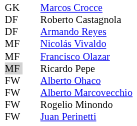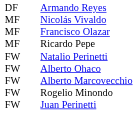- row: (71, 8)
- row: (81, 20)
(12, 68) lightgrey background -> (12, 44) no background
+ row: (74, 56)
